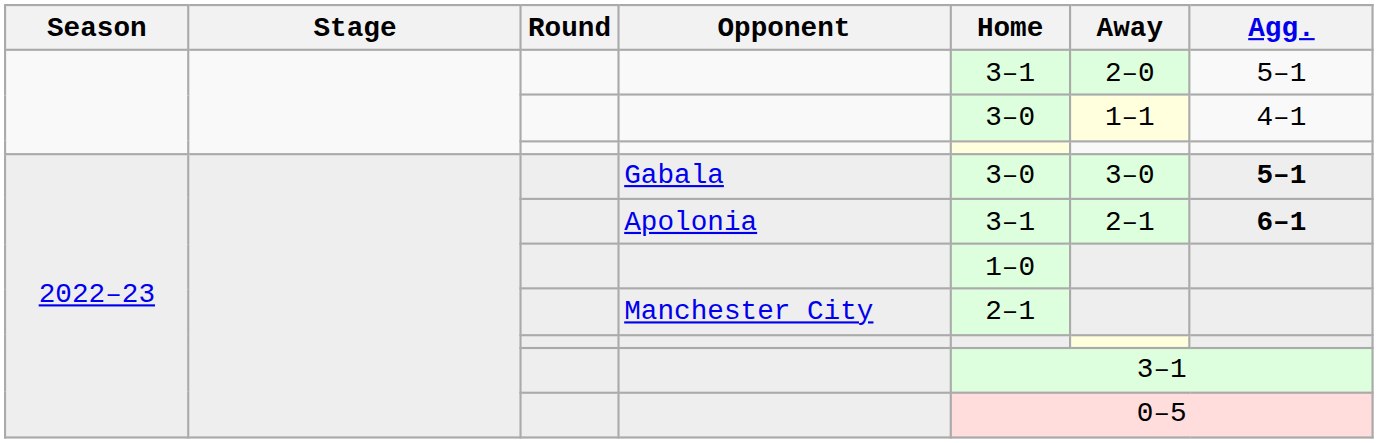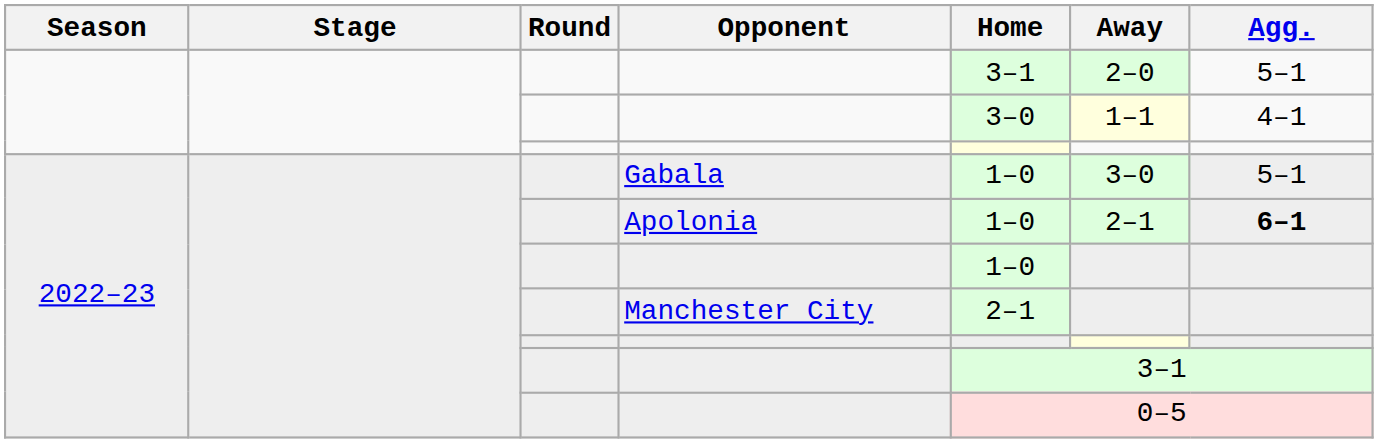(1010, 176) 3–0 -> (1010, 176) 1–0
(1281, 176) bold -> (1281, 176) normal
(1010, 221) 3–1 -> (1010, 221) 1–0
